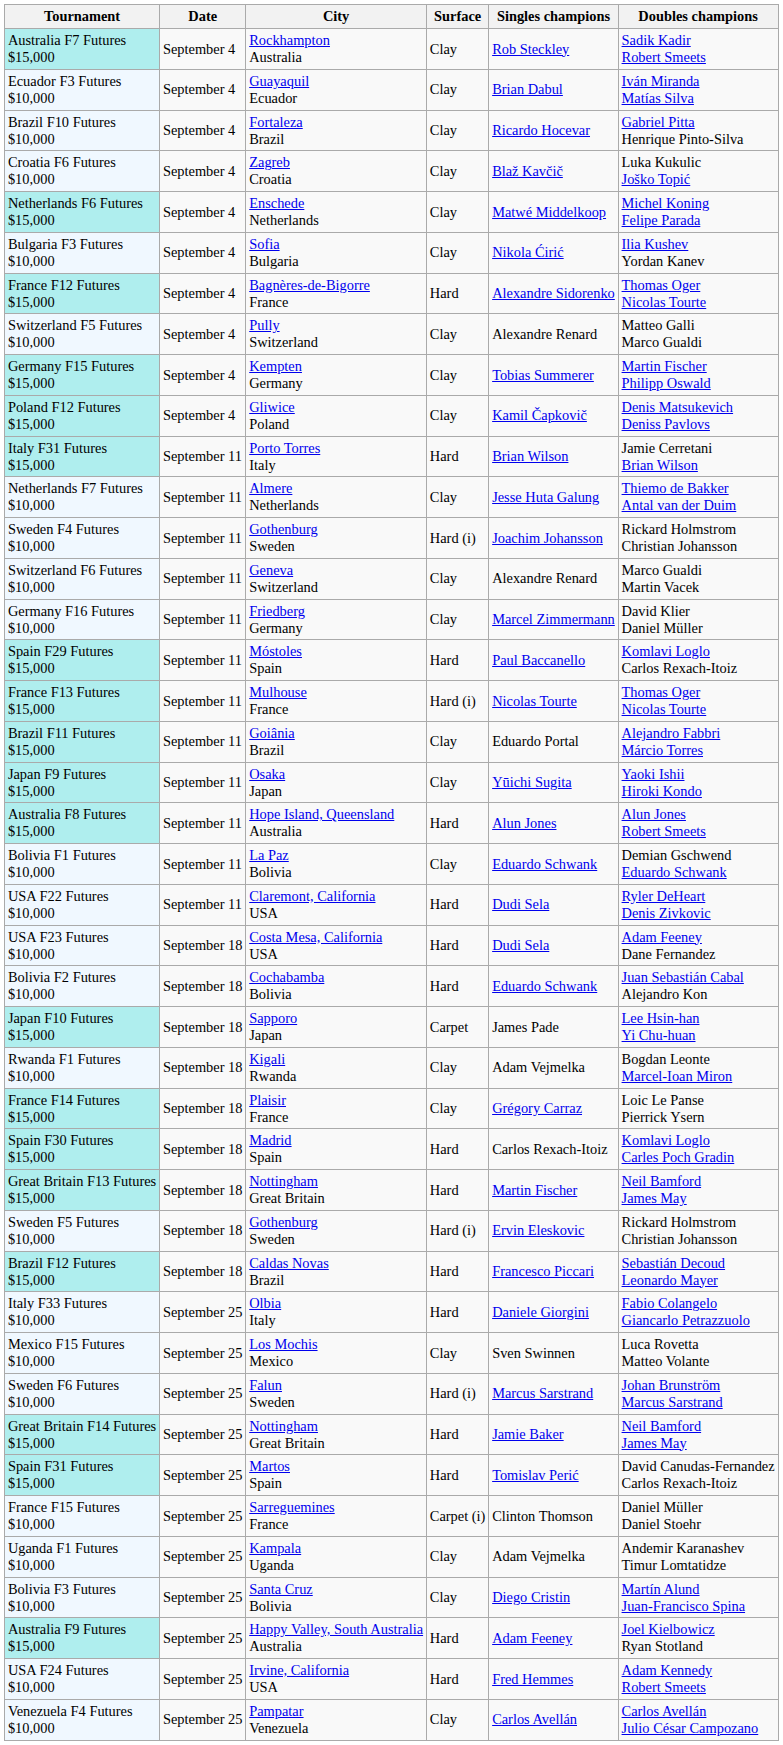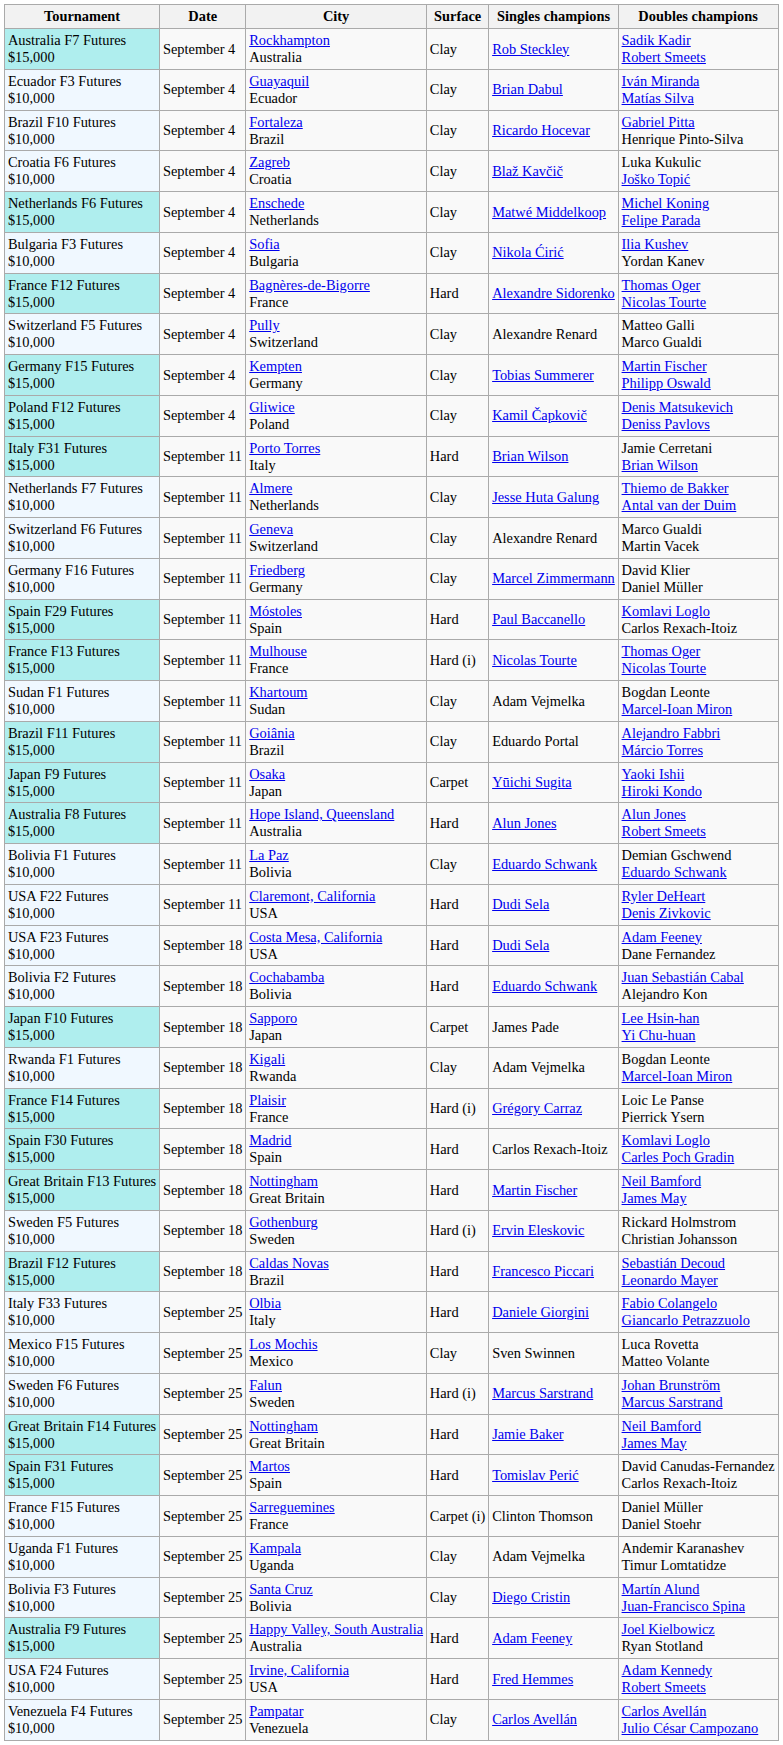- row: (63, 538)
+ row: (59, 701)
(443, 782) Clay -> (449, 782) Carpet
(443, 1108) Clay -> (453, 1108) Hard (i)
